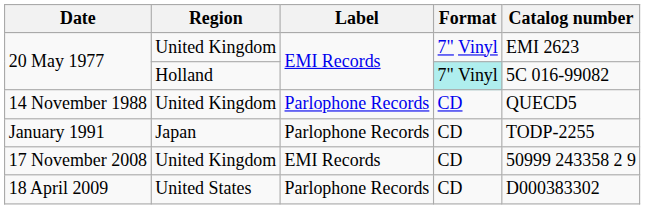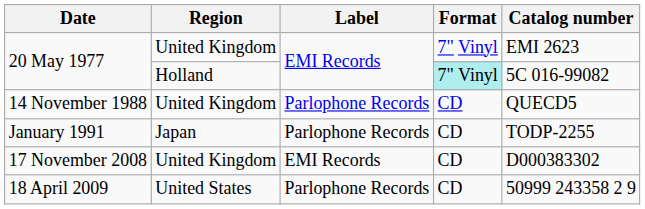(571, 160) 50999 243358 2 9 -> (553, 160) D000383302
(553, 189) D000383302 -> (571, 189) 50999 243358 2 9
